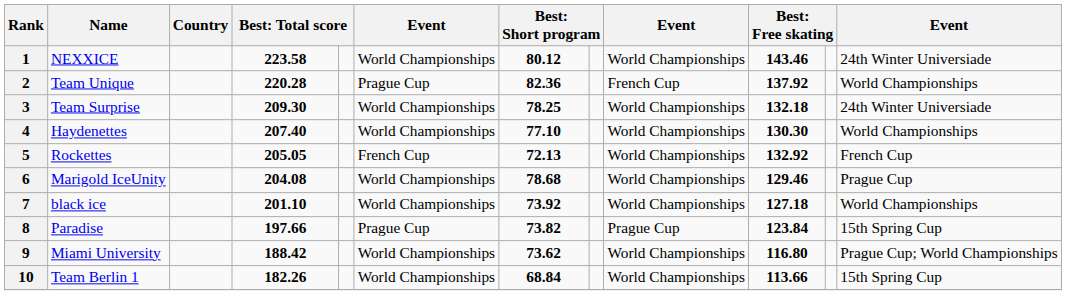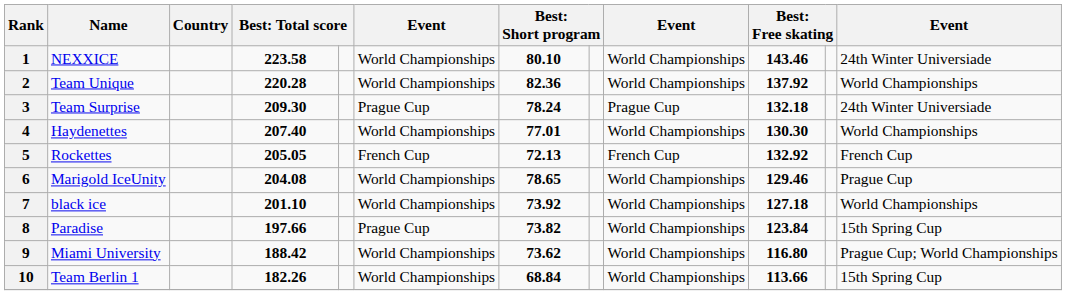(544, 58) 80.12 -> (544, 58) 80.10
(394, 82) Prague Cup -> (426, 82) World Championships
(644, 82) French Cup -> (676, 82) World Championships
(426, 107) World Championships -> (394, 107) Prague Cup
(544, 107) 78.25 -> (544, 107) 78.24
(676, 107) World Championships -> (644, 107) Prague Cup
(544, 131) 77.10 -> (544, 131) 77.01
(676, 155) World Championships -> (644, 155) French Cup
(544, 180) 78.68 -> (544, 180) 78.65
(644, 228) Prague Cup -> (676, 228) World Championships
